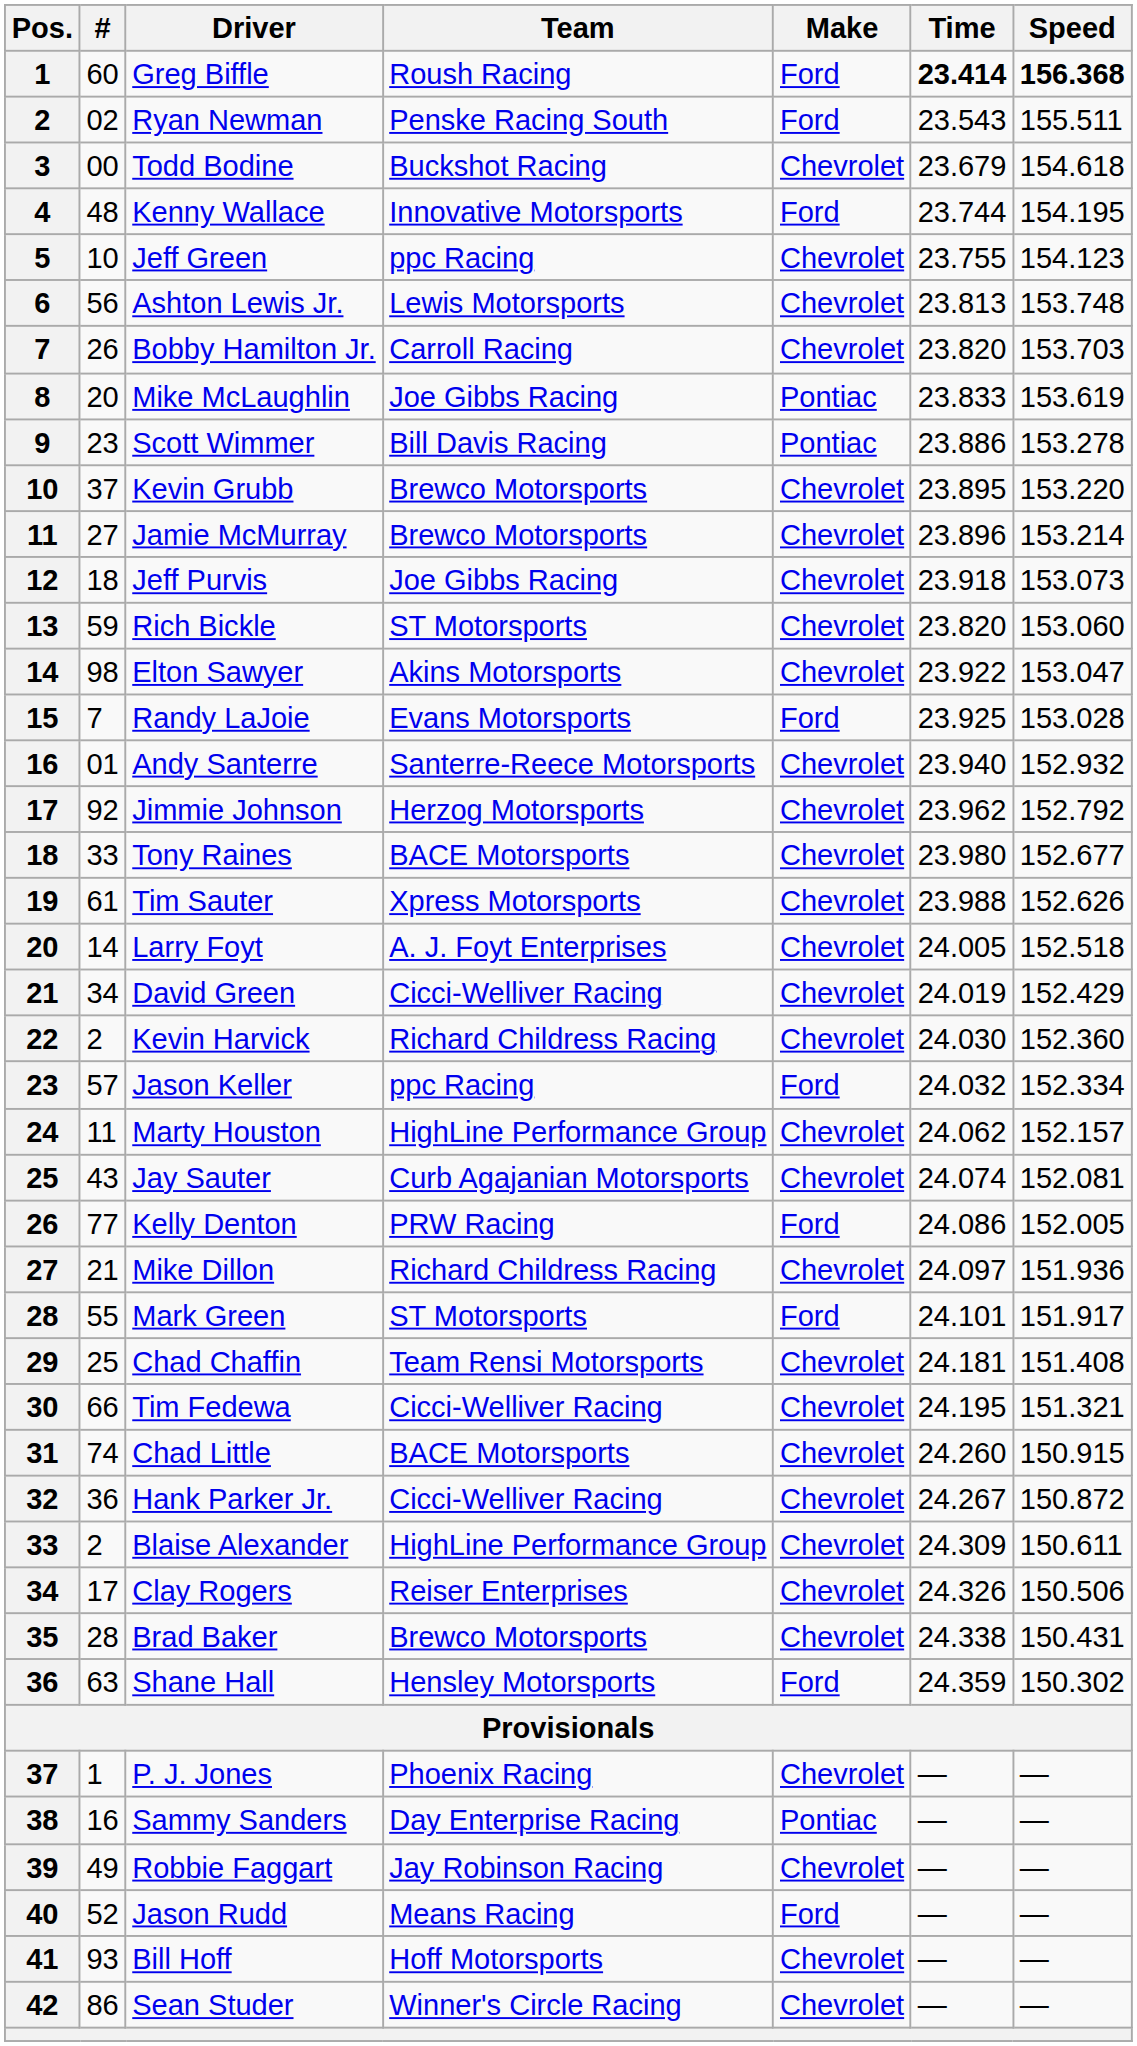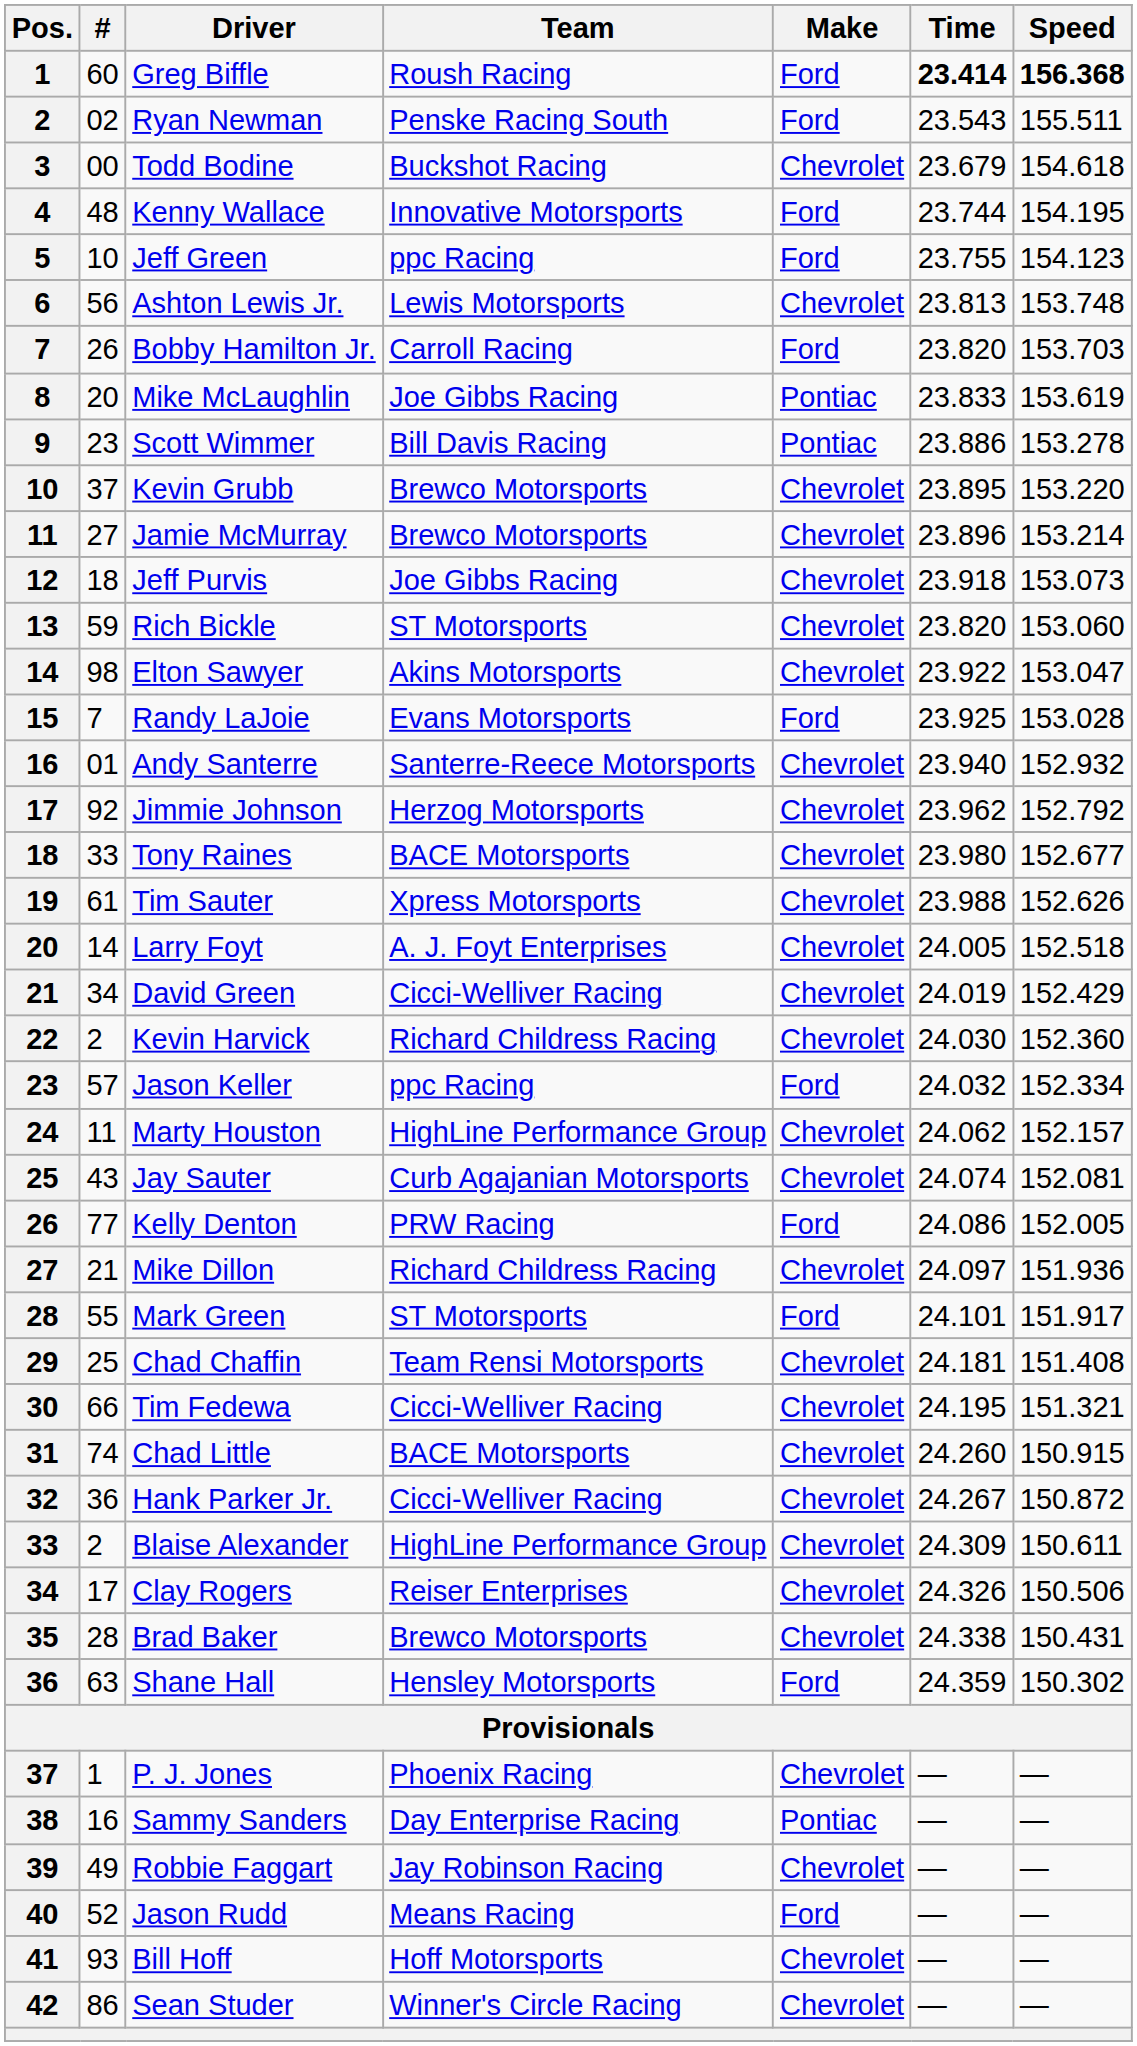(842, 258) Chevrolet -> (810, 258) Ford
(842, 350) Chevrolet -> (810, 350) Ford
